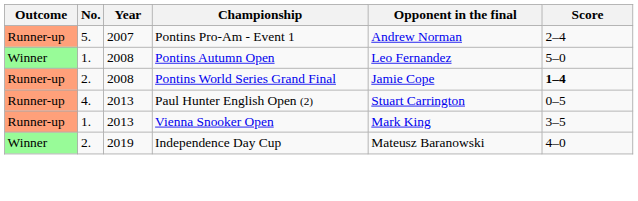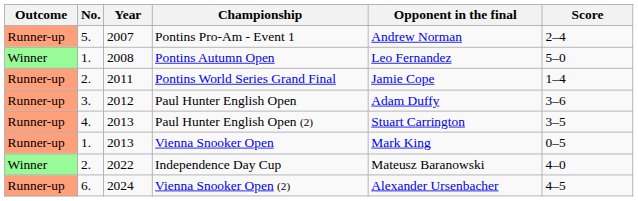(120, 79) 2008 -> (120, 79) 2011
(556, 79) bold -> (556, 79) normal
+ row: (226, 100)
(556, 100) 0–5 -> (556, 121) 3–5
(556, 121) 3–5 -> (556, 143) 0–5
(120, 143) 2019 -> (120, 164) 2022
+ row: (223, 185)
